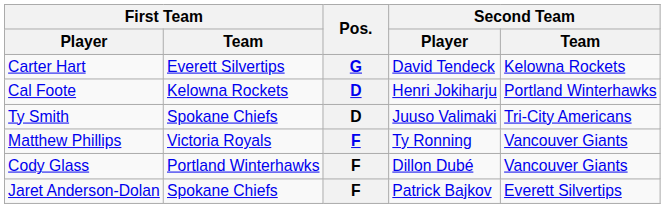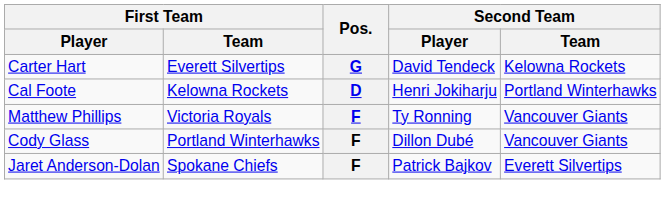- row: (39, 116)
